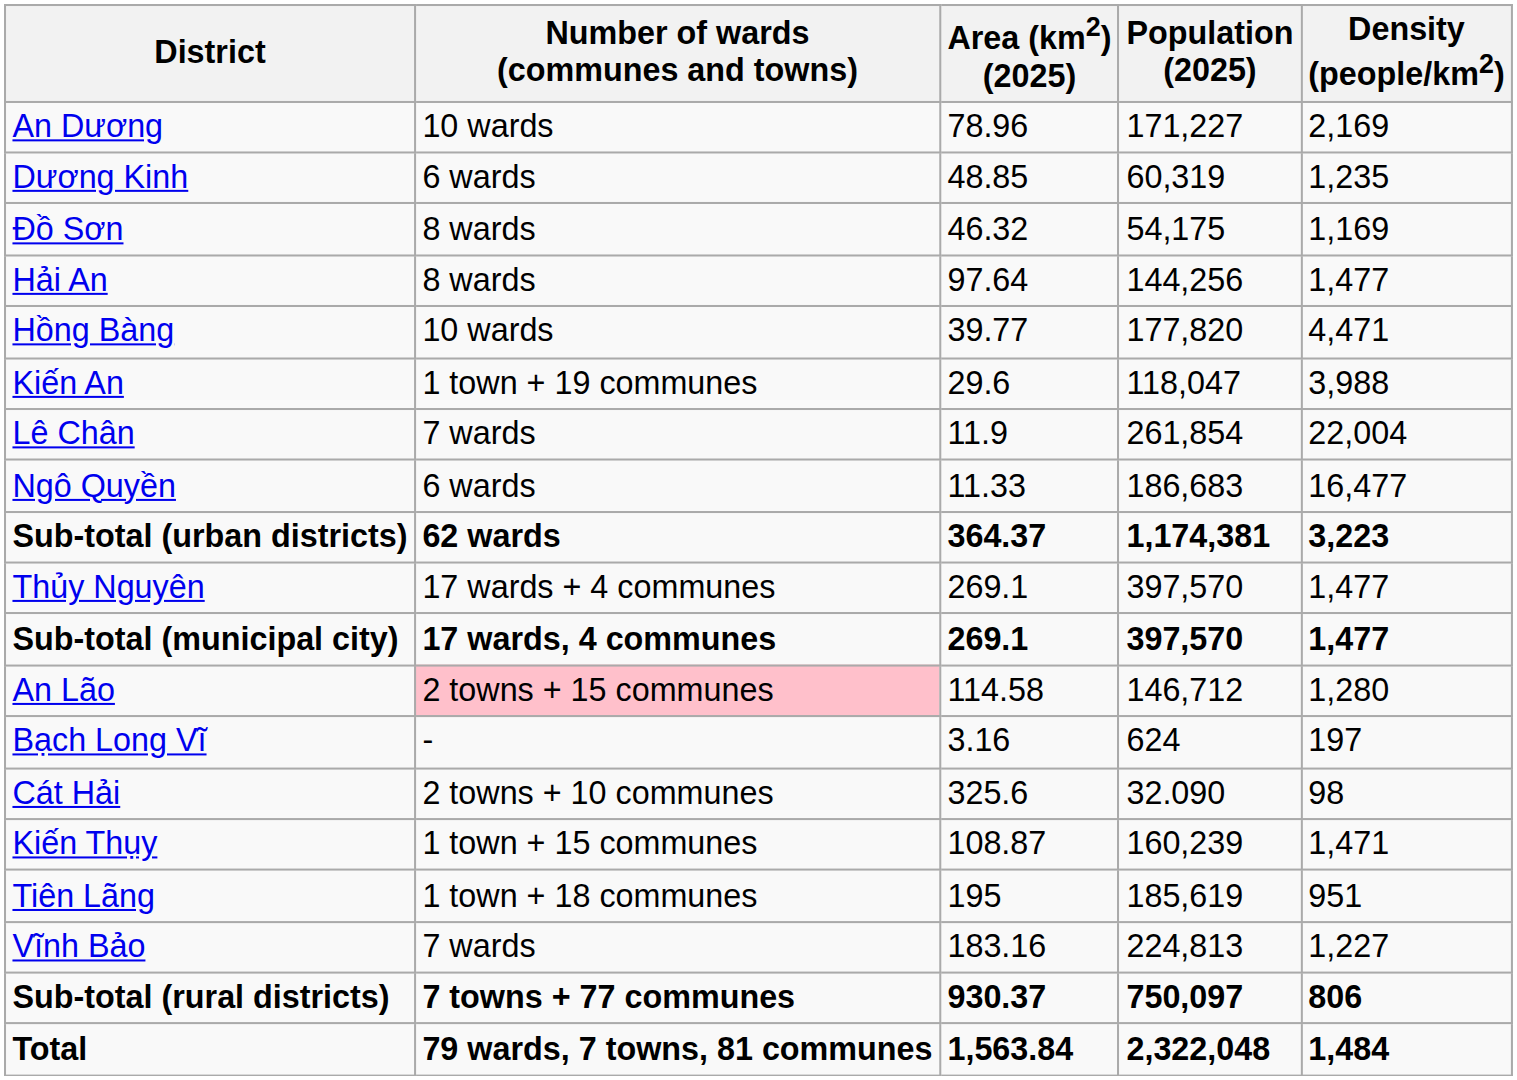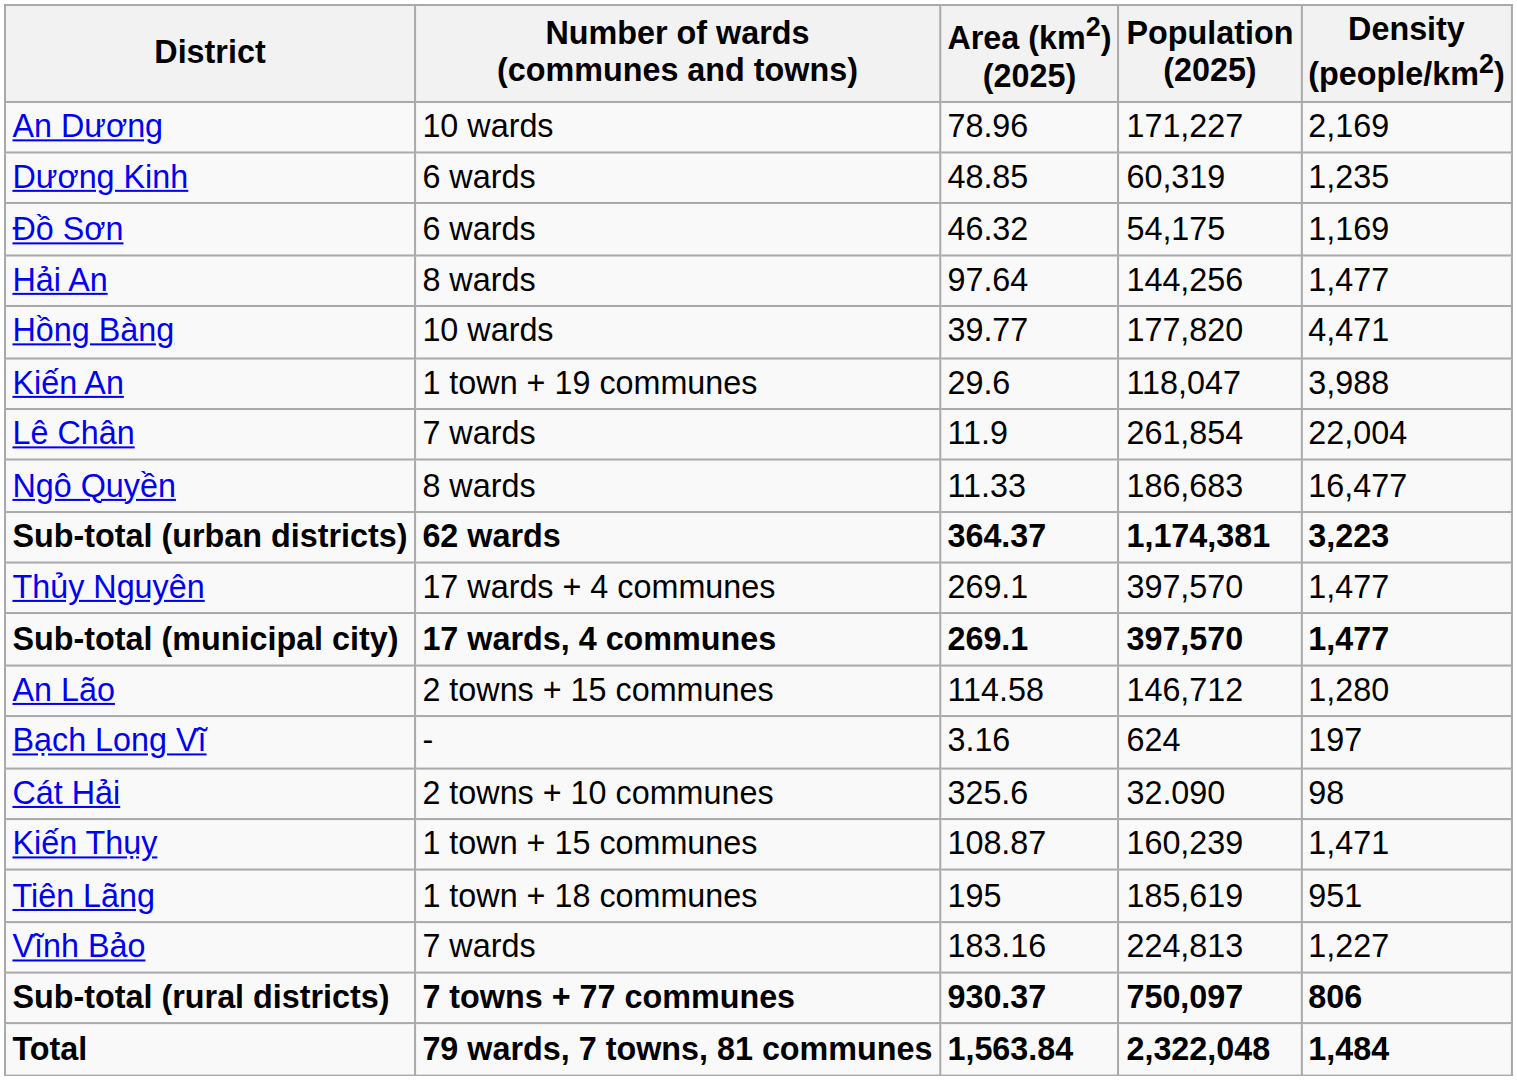(479, 229) 8 wards -> (479, 229) 6 wards
(479, 485) 6 wards -> (479, 485) 8 wards
(598, 690) pink background -> (598, 690) no background
